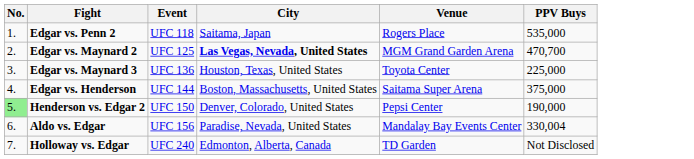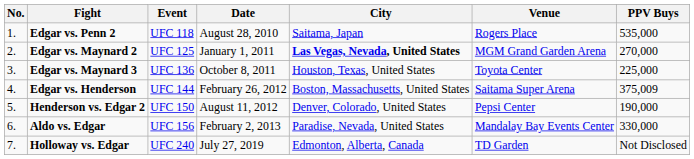+ column: (243, 13)
(546, 51) 470,700 -> (639, 51) 270,000
(546, 88) 375,000 -> (639, 88) 375,009
(12, 107) lightgreen background -> (12, 107) no background
(546, 126) 330,004 -> (639, 126) 330,000
